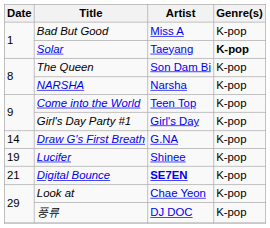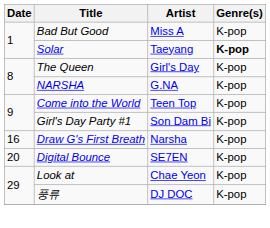(181, 67) Son Dam Bi -> (175, 67) Girl's Day
(169, 85) Narsha -> (164, 85) G.NA
(175, 121) Girl's Day -> (181, 121) Son Dam Bi
(13, 139) 14 -> (13, 139) 16
(164, 139) G.NA -> (169, 139) Narsha
- row: (54, 157)
(13, 175) 21 -> (13, 157) 20
(169, 175) bold -> (169, 157) normal
